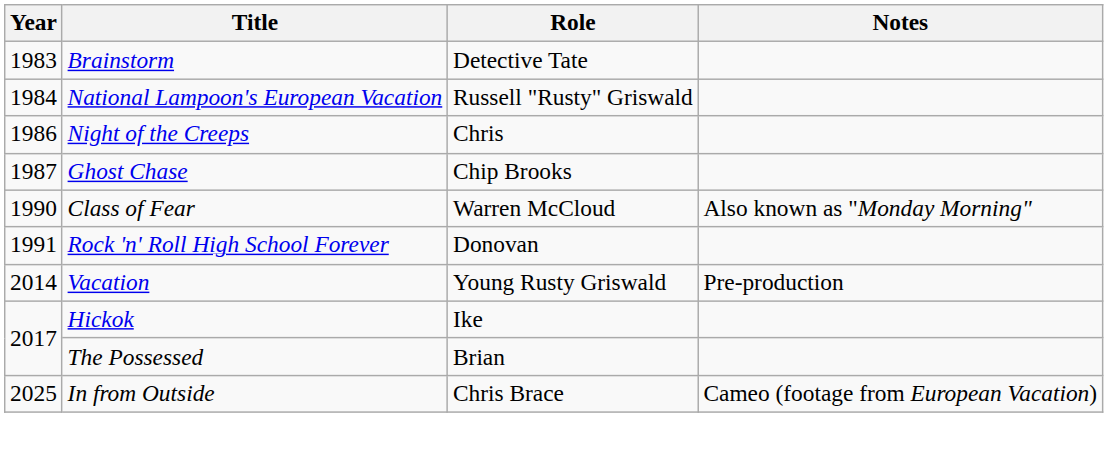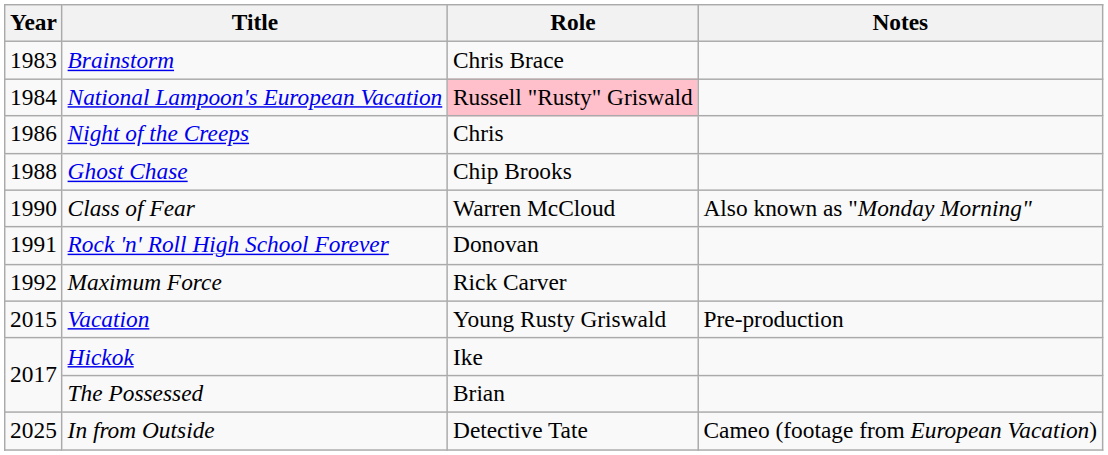(520, 60) Detective Tate -> (508, 60) Chris Brace
(573, 97) no background -> (573, 97) pink background
(33, 171) 1987 -> (33, 171) 1988
+ row: (145, 282)
(33, 282) 2014 -> (33, 319) 2015
(508, 393) Chris Brace -> (520, 430) Detective Tate
